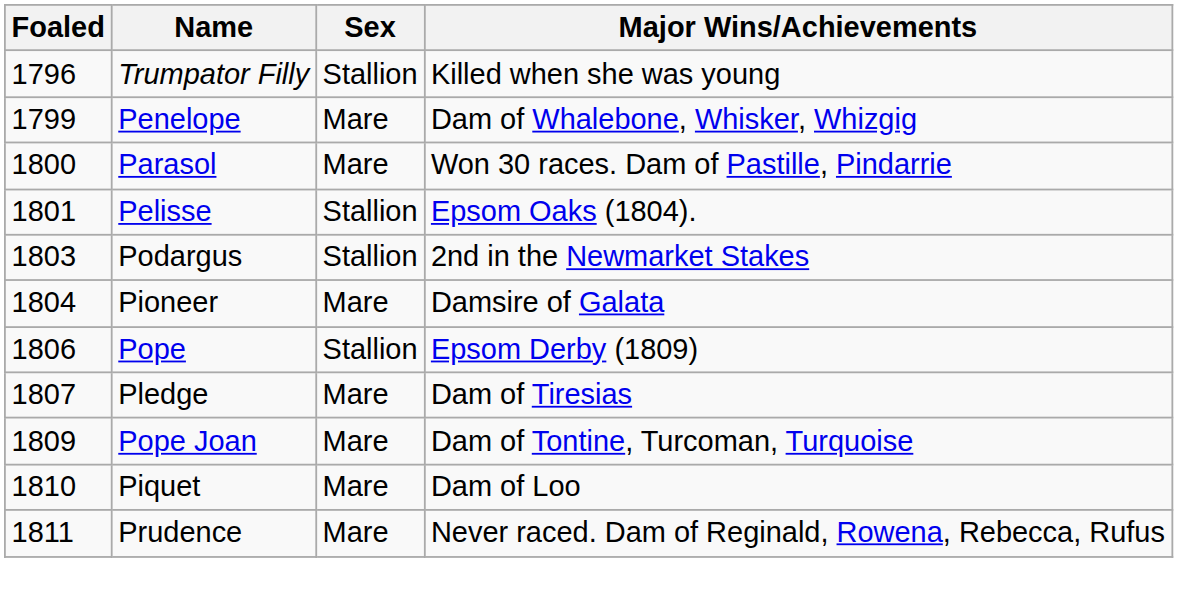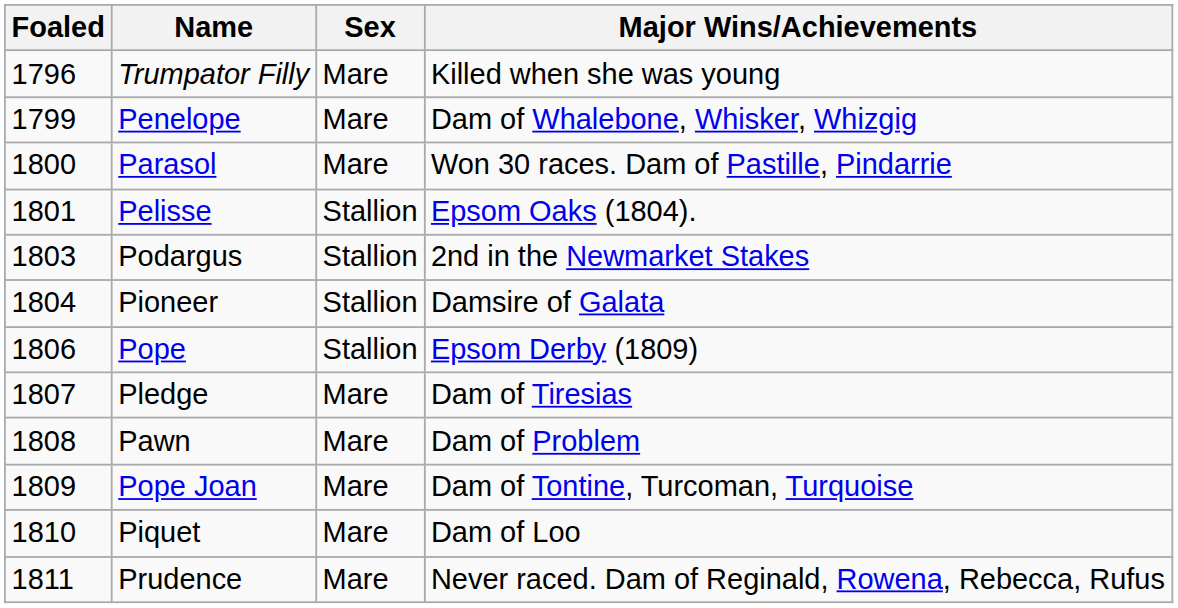(370, 73) Stallion -> (356, 73) Mare
(356, 303) Mare -> (370, 303) Stallion
+ row: (154, 440)
